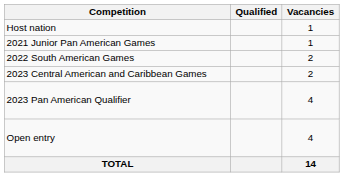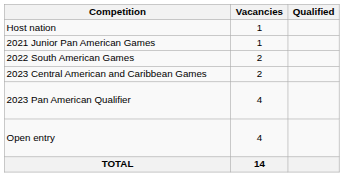columns swapped: (311, 12) <-> (256, 12)
